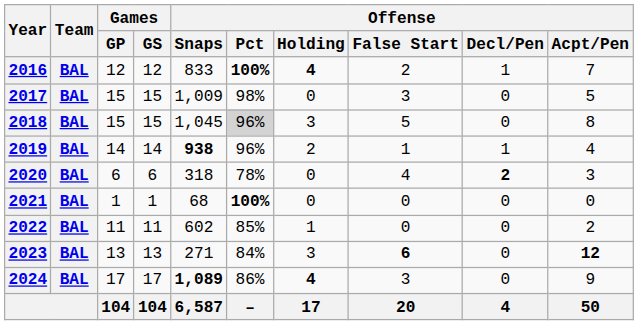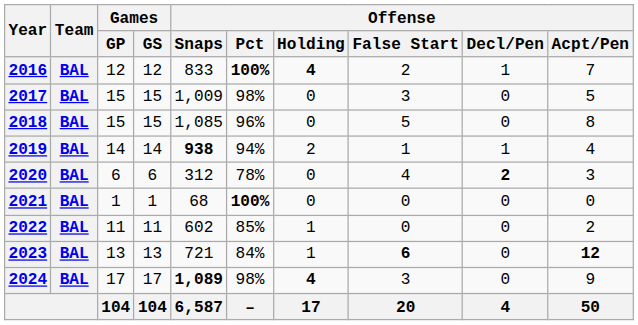(199, 123) 1,045 -> (199, 123) 1,085
(250, 123) lightgrey background -> (250, 123) no background
(311, 123) 3 -> (311, 123) 0
(250, 149) 96% -> (250, 149) 94%
(199, 175) 318 -> (199, 175) 312
(199, 254) 271 -> (199, 254) 721
(311, 254) 3 -> (311, 254) 1
(250, 280) 86% -> (250, 280) 98%
